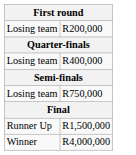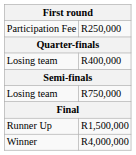+ row: (101, 28)
- row: (82, 28)
